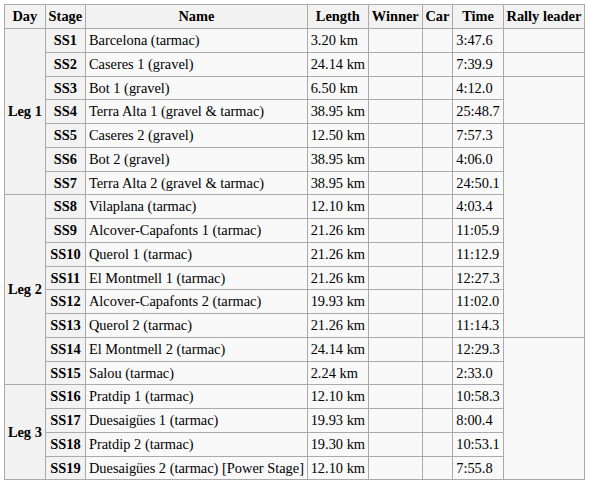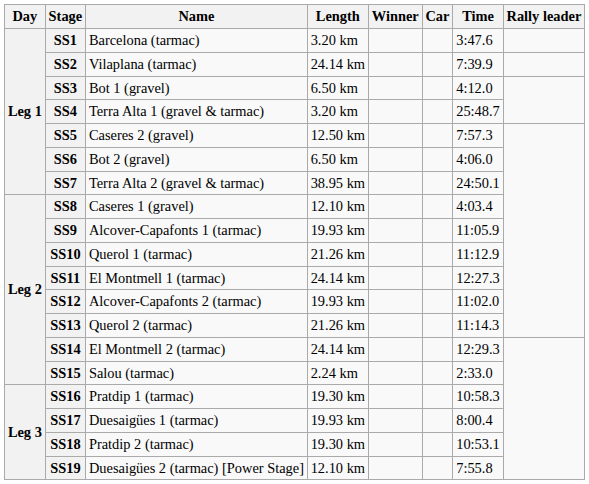(141, 64) Caseres 1 (gravel) -> (143, 64) Vilaplana (tarmac)
(338, 111) 38.95 km -> (334, 111) 3.20 km
(338, 159) 38.95 km -> (334, 159) 6.50 km
(143, 206) Vilaplana (tarmac) -> (141, 206) Caseres 1 (gravel)
(338, 230) 21.26 km -> (338, 230) 19.93 km
(338, 278) 21.26 km -> (338, 278) 24.14 km
(338, 396) 12.10 km -> (338, 396) 19.30 km
